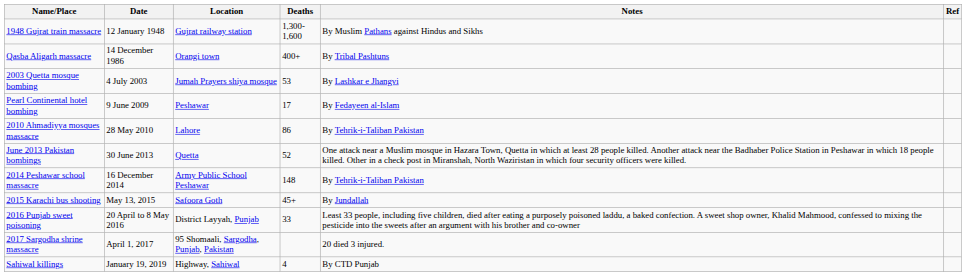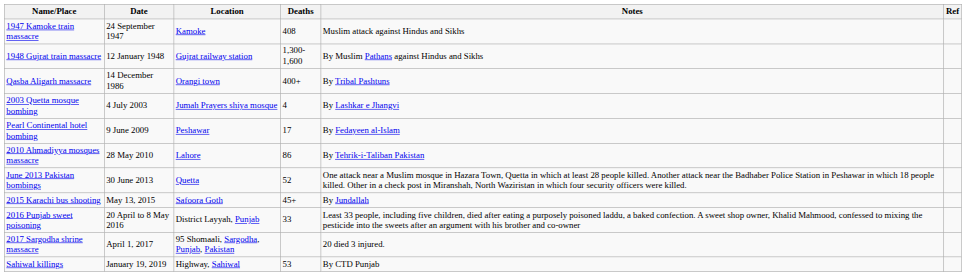+ row: (40, 31)
(287, 81) 53 -> (285, 106) 4
- row: (46, 180)
(284, 264) 4 -> (287, 264) 53
